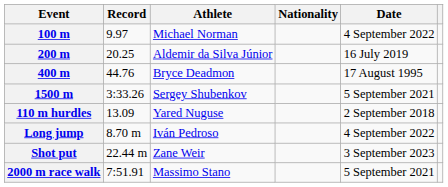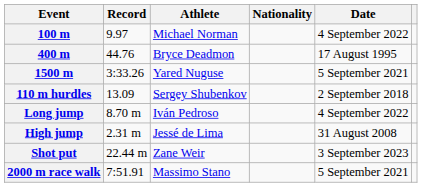- row: (54, 53)
(200, 93) Sergey Shubenkov -> (188, 73) Yared Nuguse
(188, 113) Yared Nuguse -> (200, 93) Sergey Shubenkov
+ row: (54, 133)
